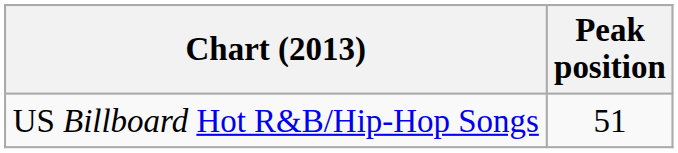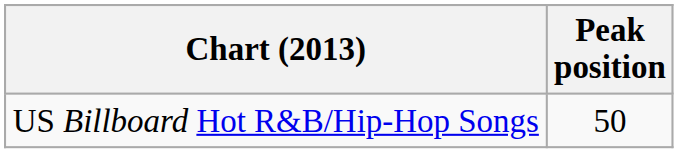(610, 119) 51 -> (610, 119) 50
